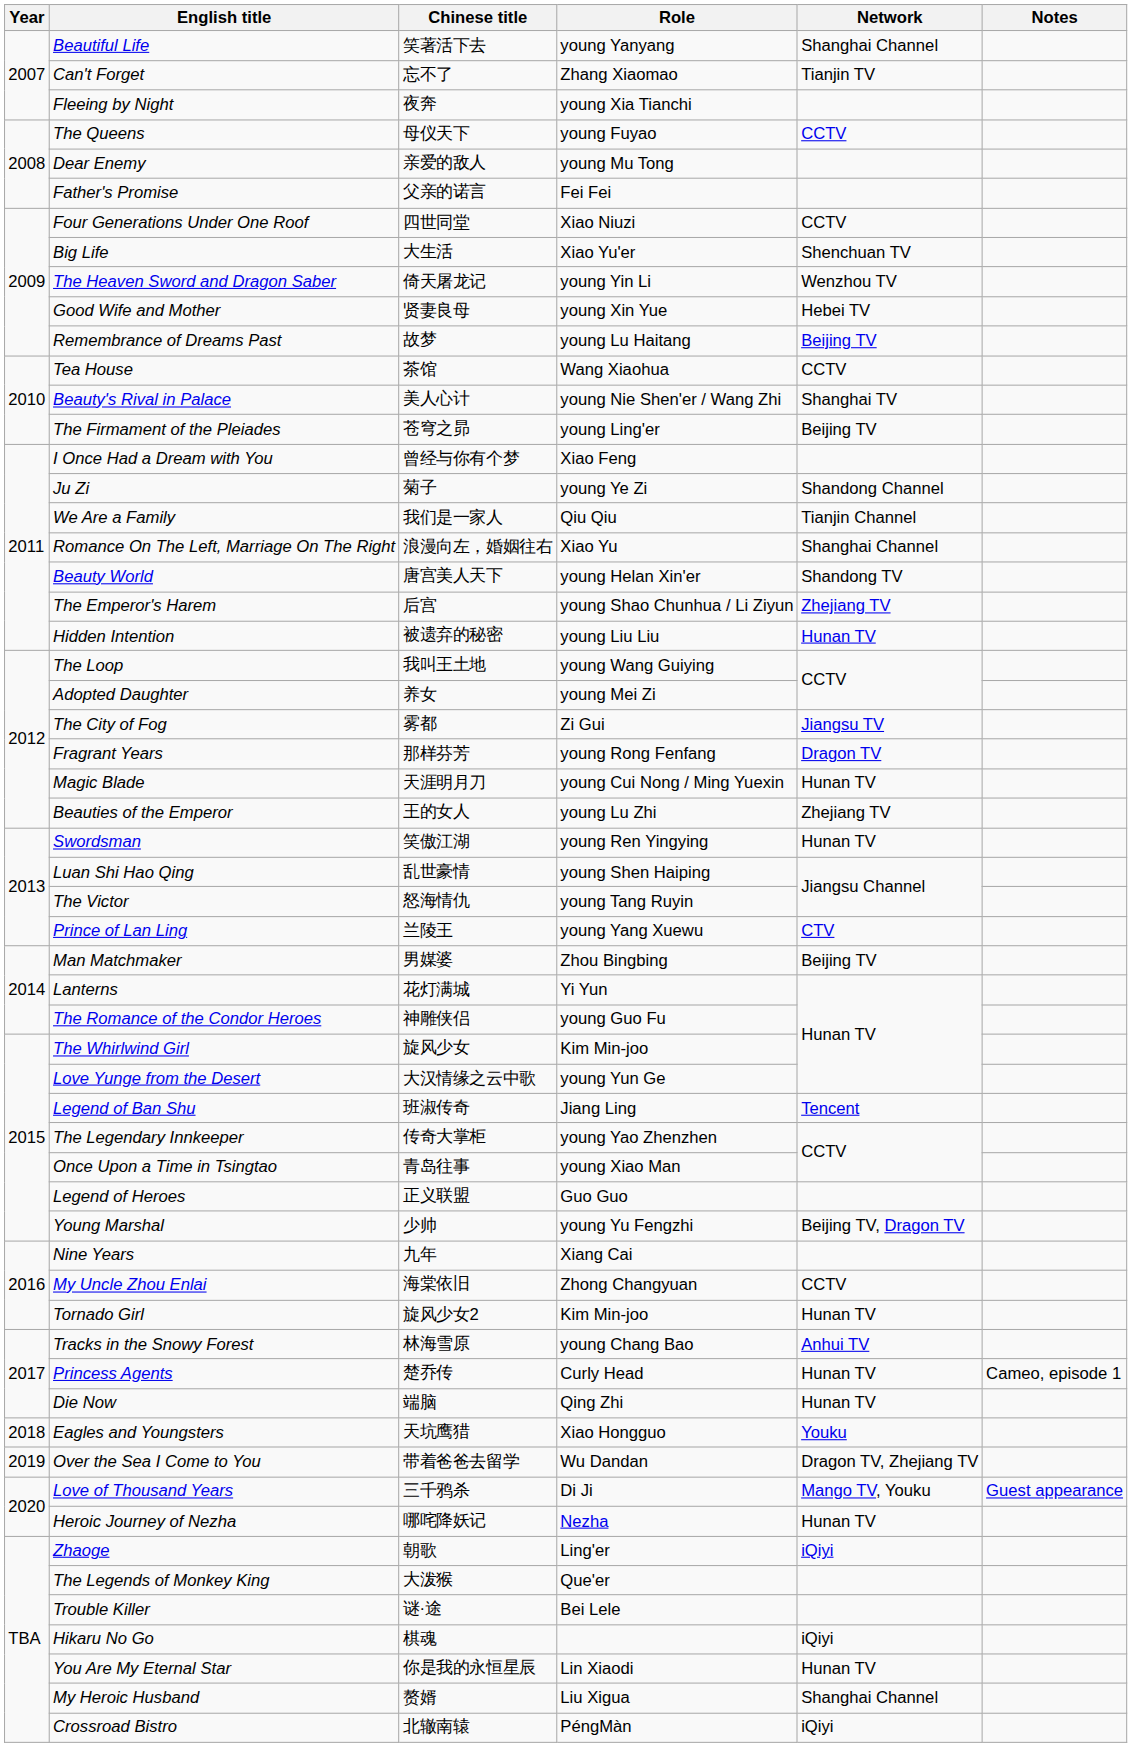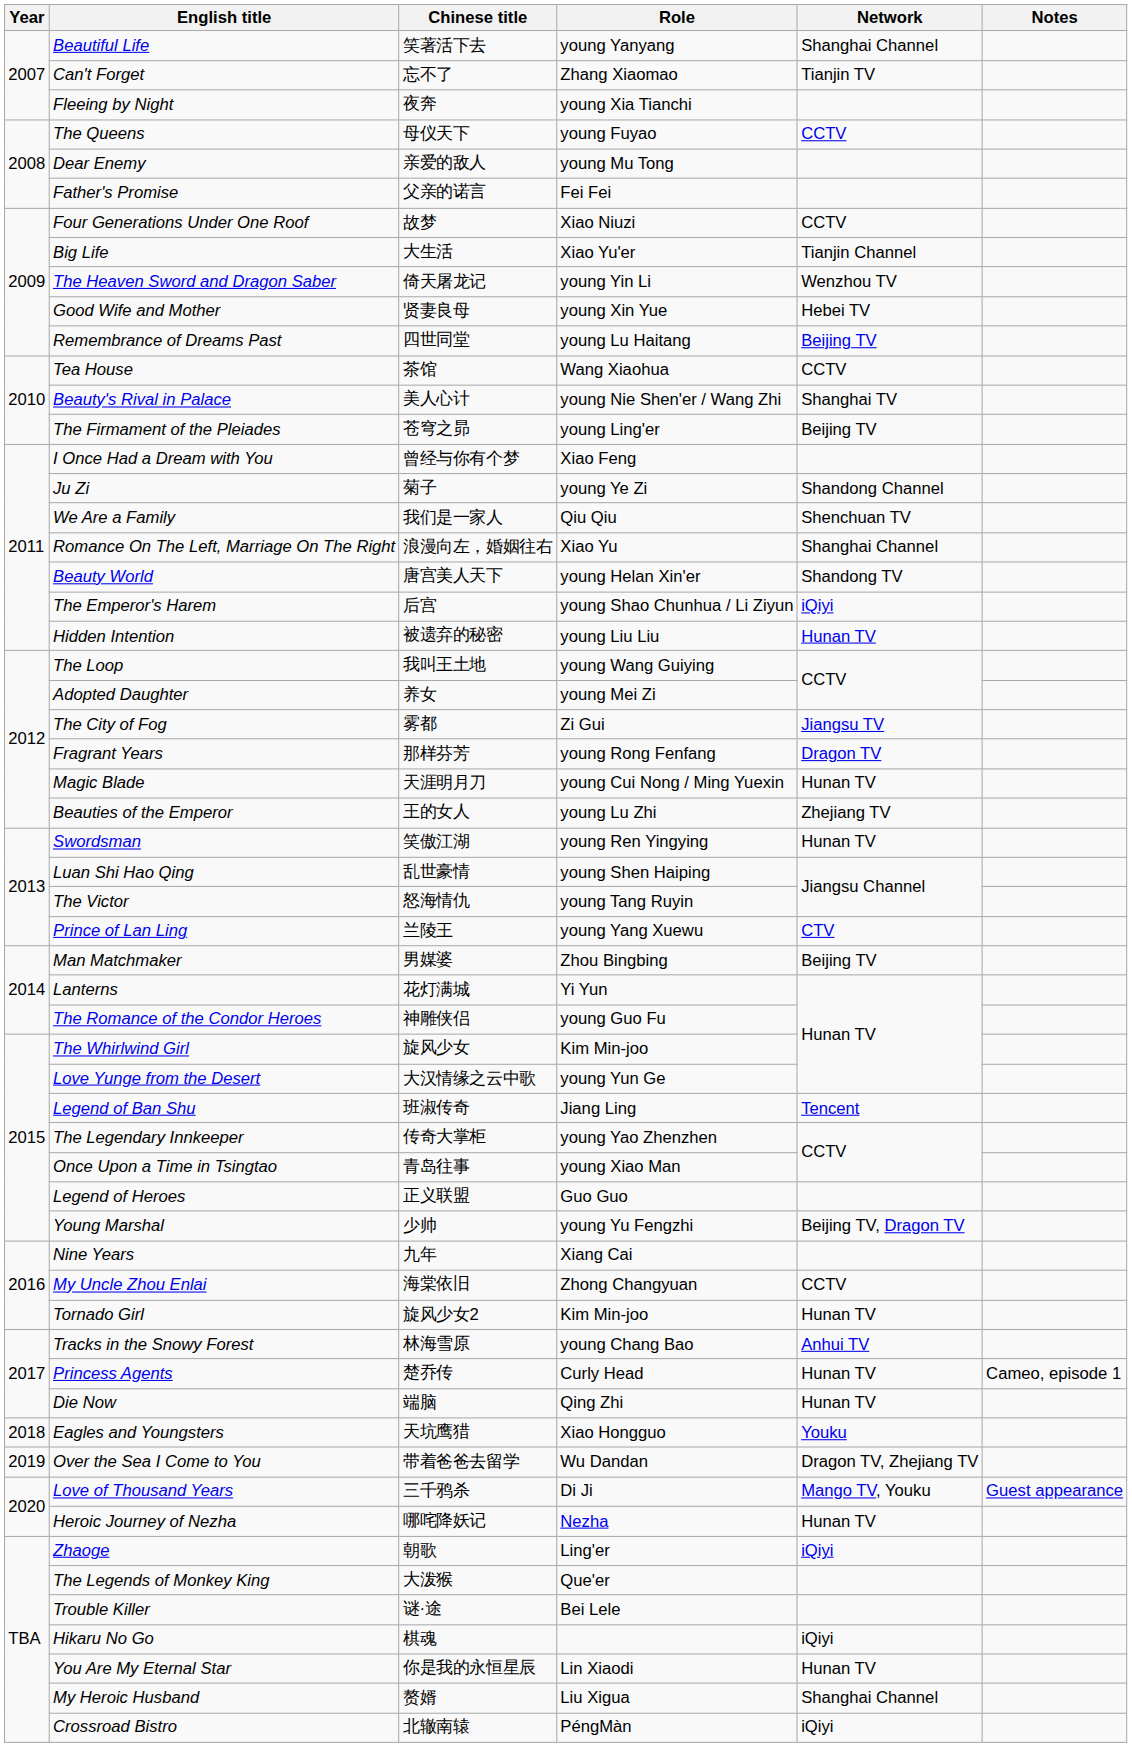(436, 222) 四世同堂 -> (420, 222) 故梦
(856, 252) Shenchuan TV -> (859, 252) Tianjin Channel
(420, 340) 故梦 -> (436, 340) 四世同堂
(859, 517) Tianjin Channel -> (856, 517) Shenchuan TV
(846, 606) Zhejiang TV -> (817, 606) iQiyi
